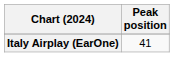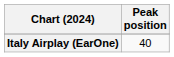(145, 43) 41 -> (145, 43) 40
